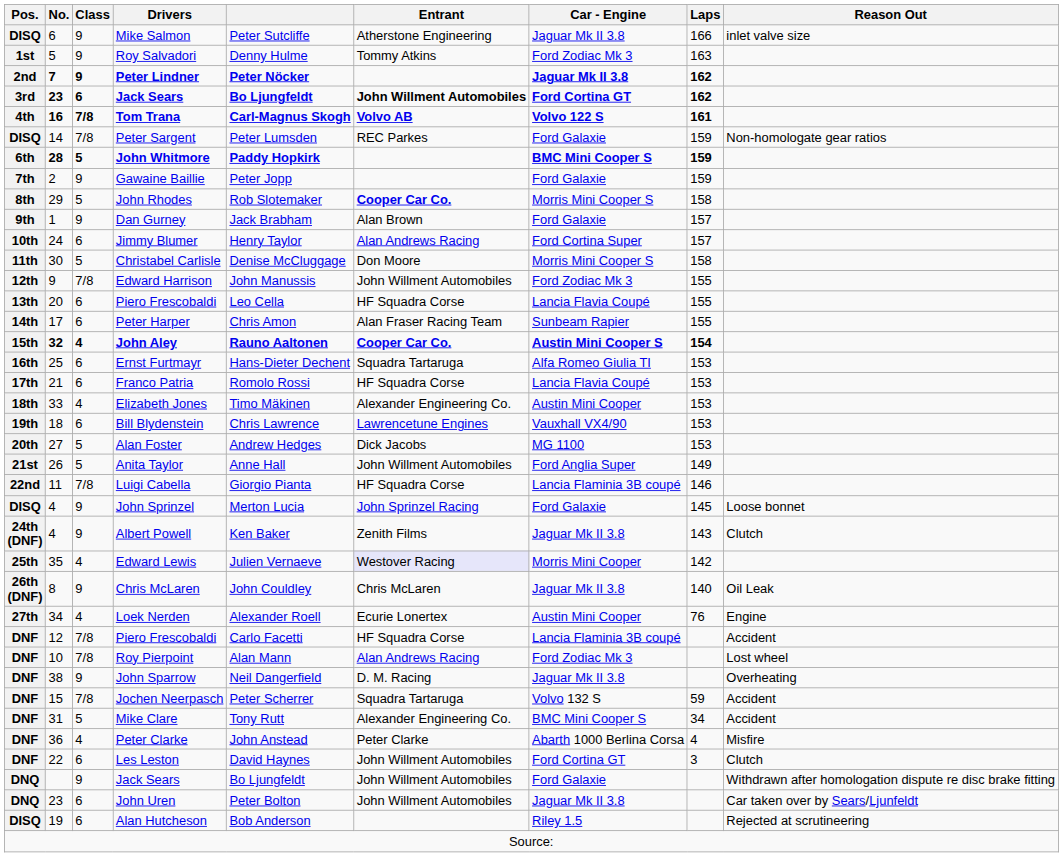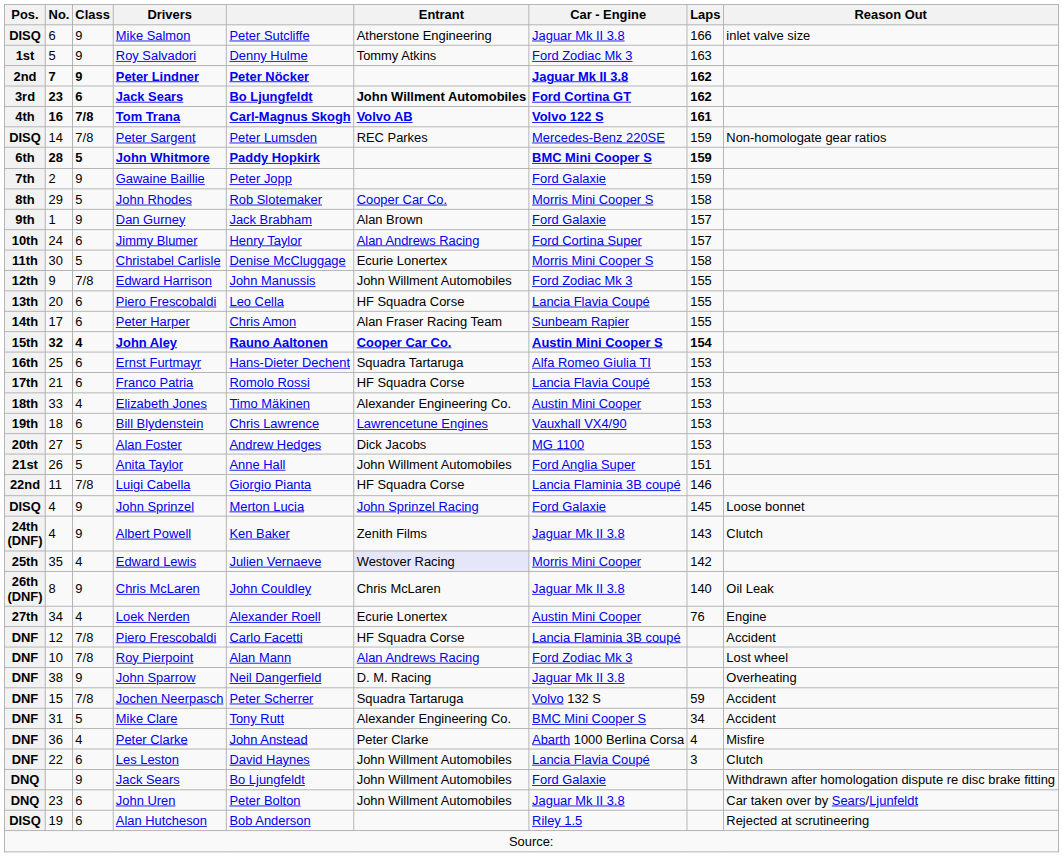(569, 138) Ford Galaxie -> (598, 138) Mercedes-Benz 220SE
(404, 199) bold -> (402, 199) normal
(389, 260) Don Moore -> (402, 260) Ecurie Lonertex
(701, 465) 149 -> (701, 465) 151
(579, 760) Ford Cortina GT -> (591, 760) Lancia Flavia Coupé
